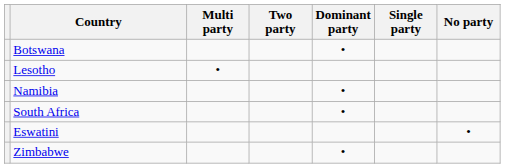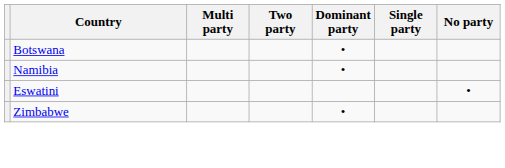- row: (34, 70)
- row: (46, 111)
